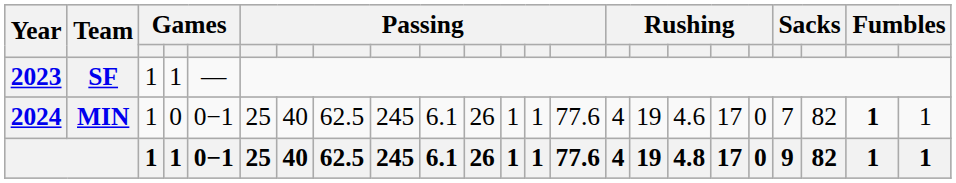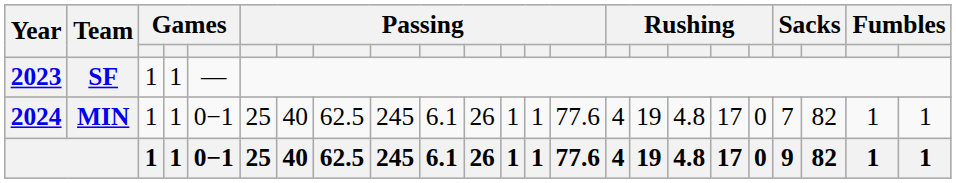(176, 117) 0 -> (176, 117) 1
(689, 117) 4.6 -> (689, 117) 4.8
(873, 117) bold -> (873, 117) normal
